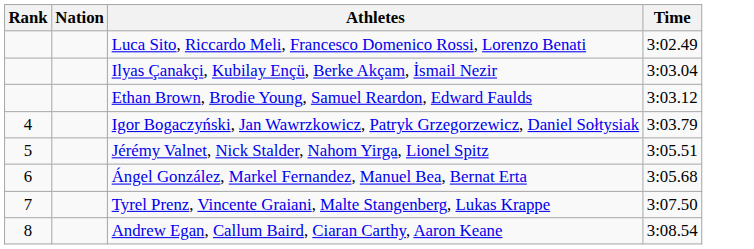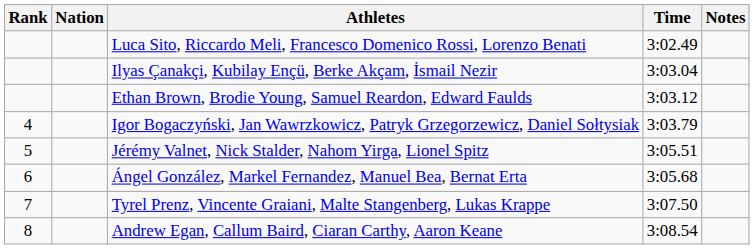+ column: (725, 17)
